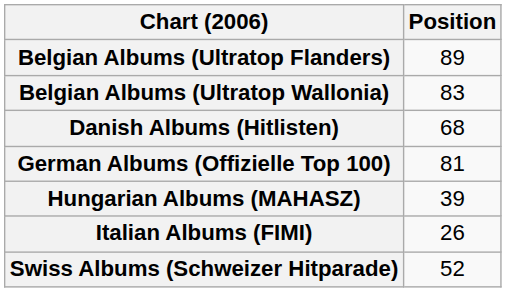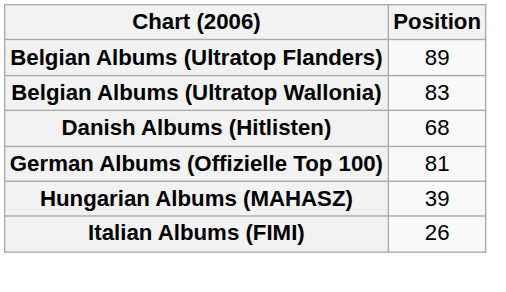- row: (204, 269)
